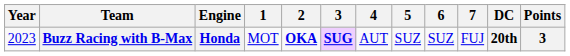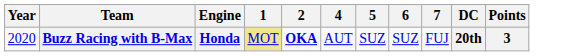- column: (338, 15)
(22, 38) 2023 -> (22, 38) 2020
(263, 38) no background -> (263, 38) khaki background
